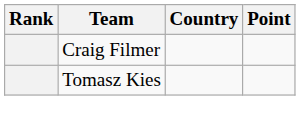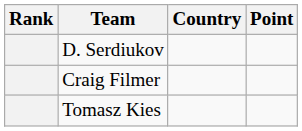+ row: (113, 49)
